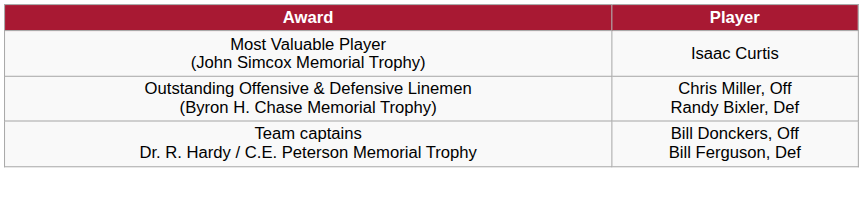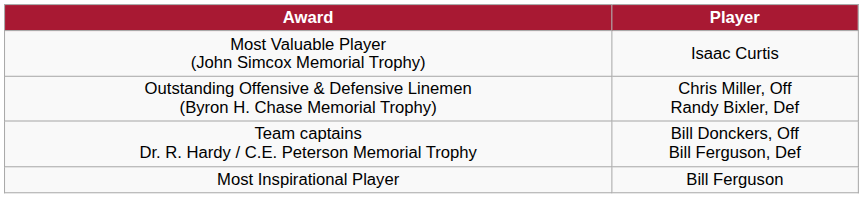+ row: (308, 179)
